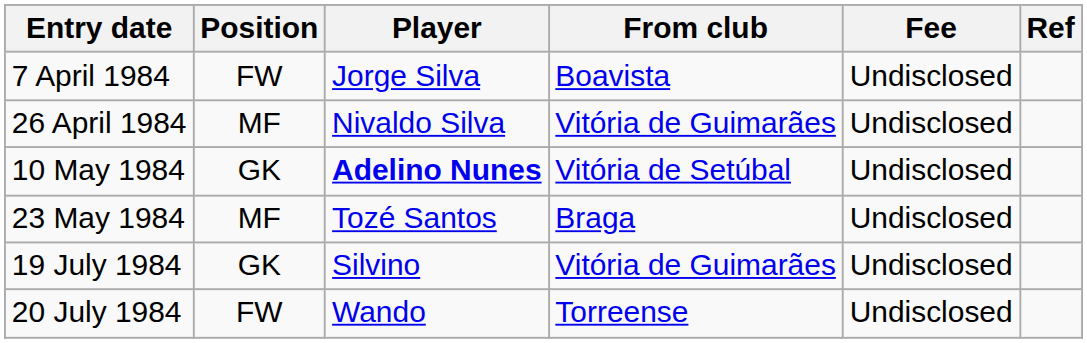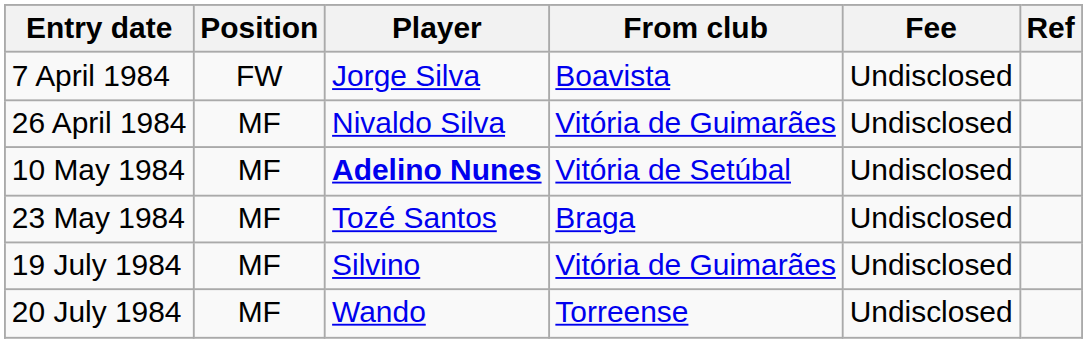(259, 170) GK -> (259, 170) MF
(259, 265) GK -> (259, 265) MF
(259, 312) FW -> (259, 312) MF
